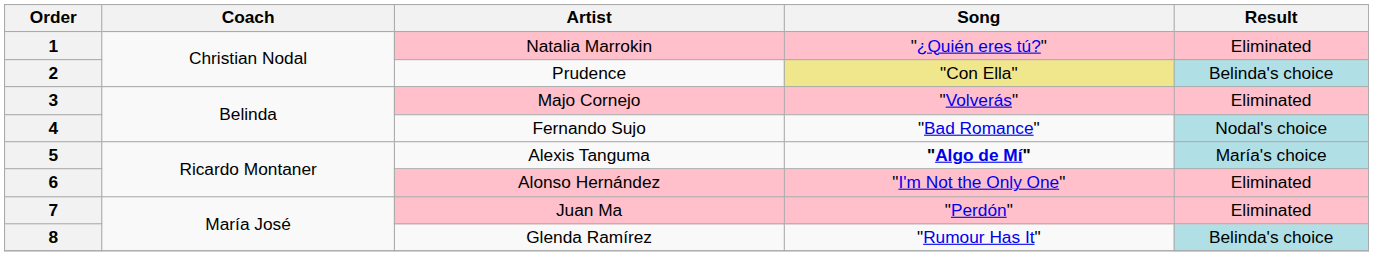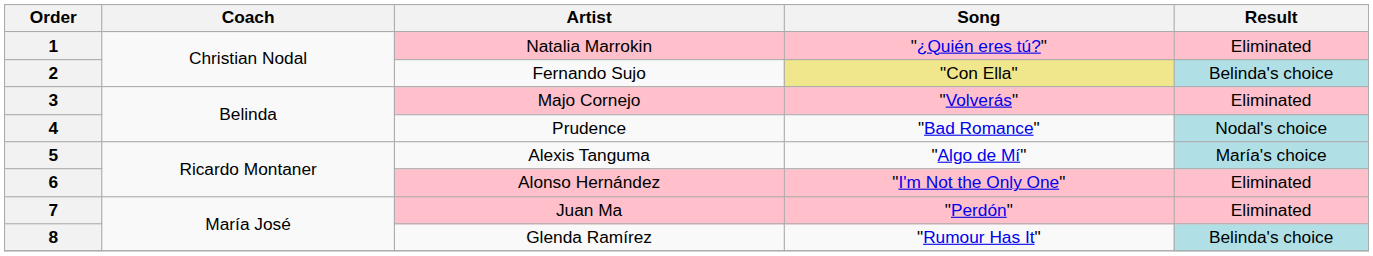(589, 73) Prudence -> (589, 73) Fernando Sujo
(589, 127) Fernando Sujo -> (589, 127) Prudence
(979, 155) bold -> (979, 155) normal
